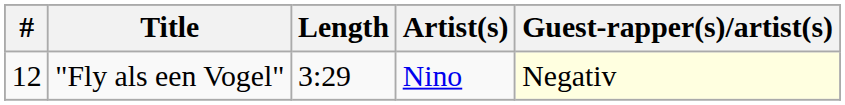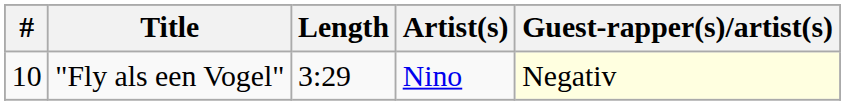(27, 75) 12 -> (27, 75) 10
